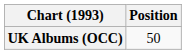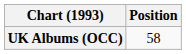(153, 37) 50 -> (153, 37) 58
